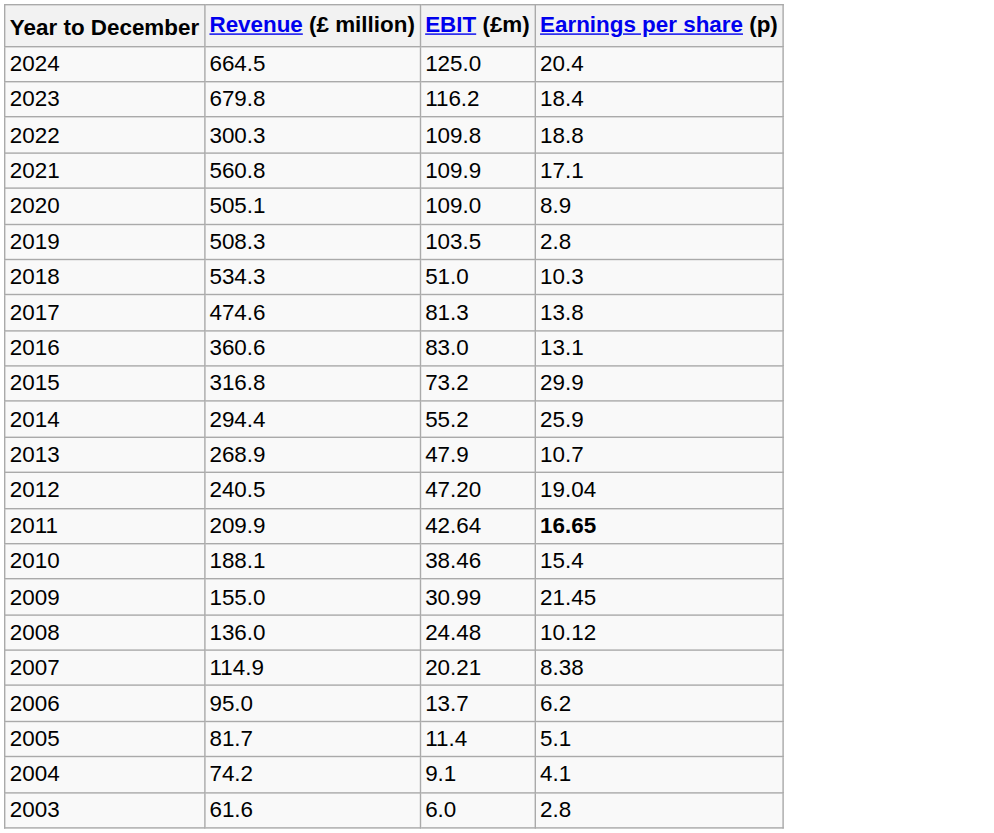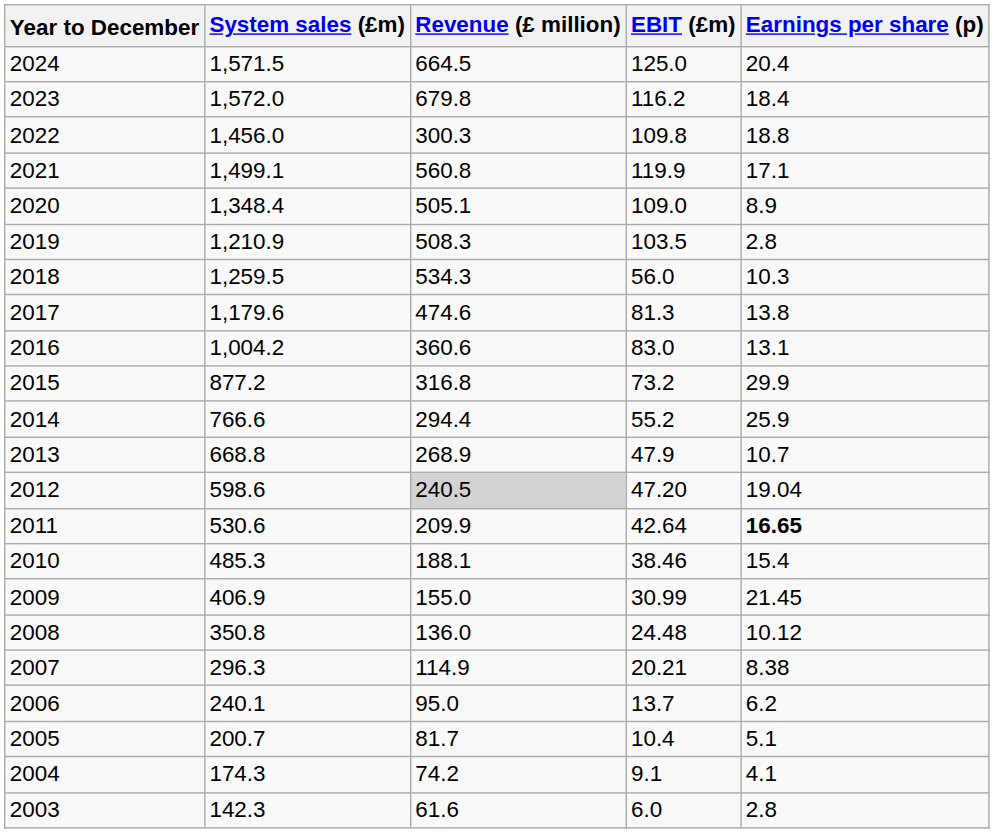+ column: (307, 25)
(453, 170) 109.9 -> (658, 170) 119.9
(447, 276) 51.0 -> (653, 276) 56.0
(237, 490) no background -> (443, 490) lightgrey background
(446, 738) 11.4 -> (653, 738) 10.4
